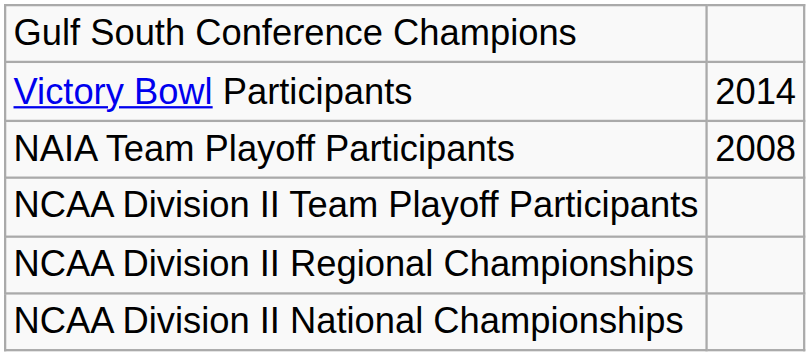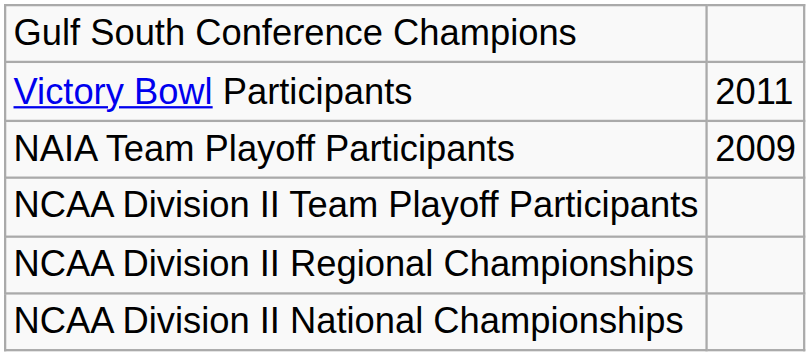(756, 90) 2014 -> (754, 90) 2011
(756, 148) 2008 -> (756, 148) 2009
